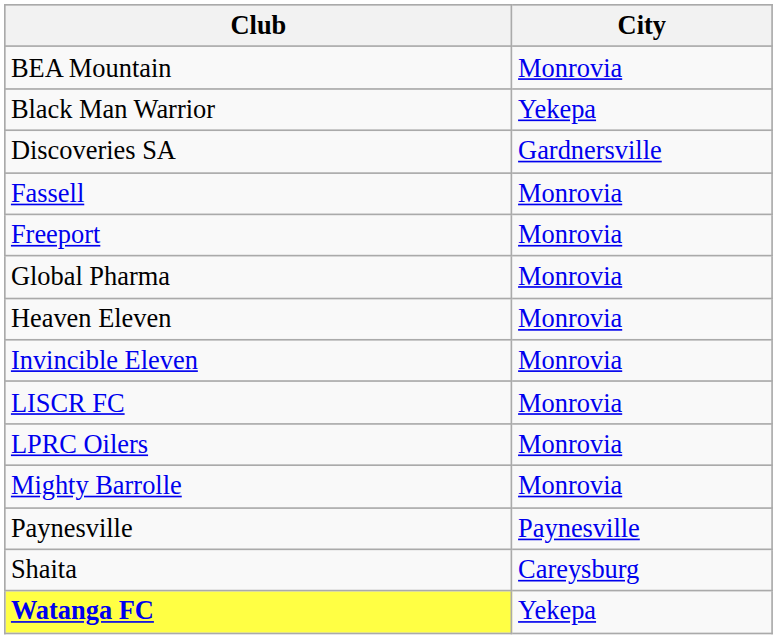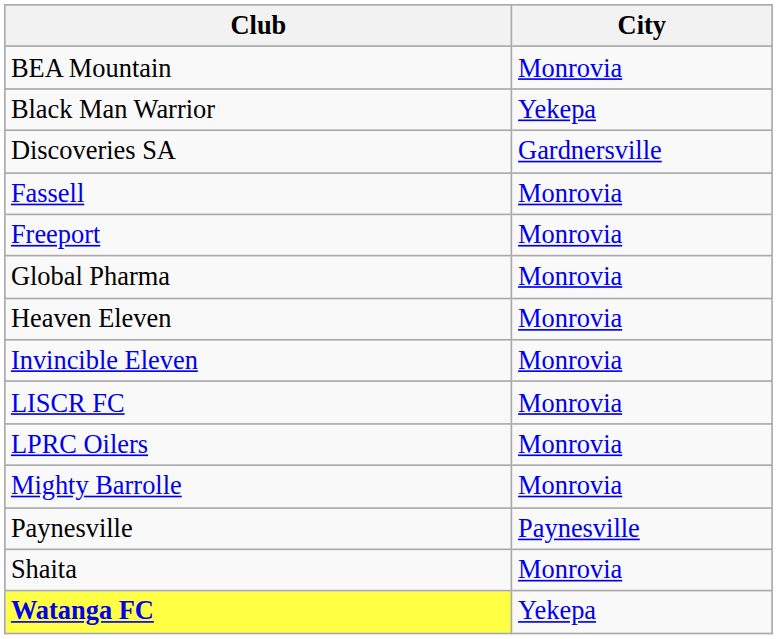(579, 569) Careysburg -> (570, 569) Monrovia
